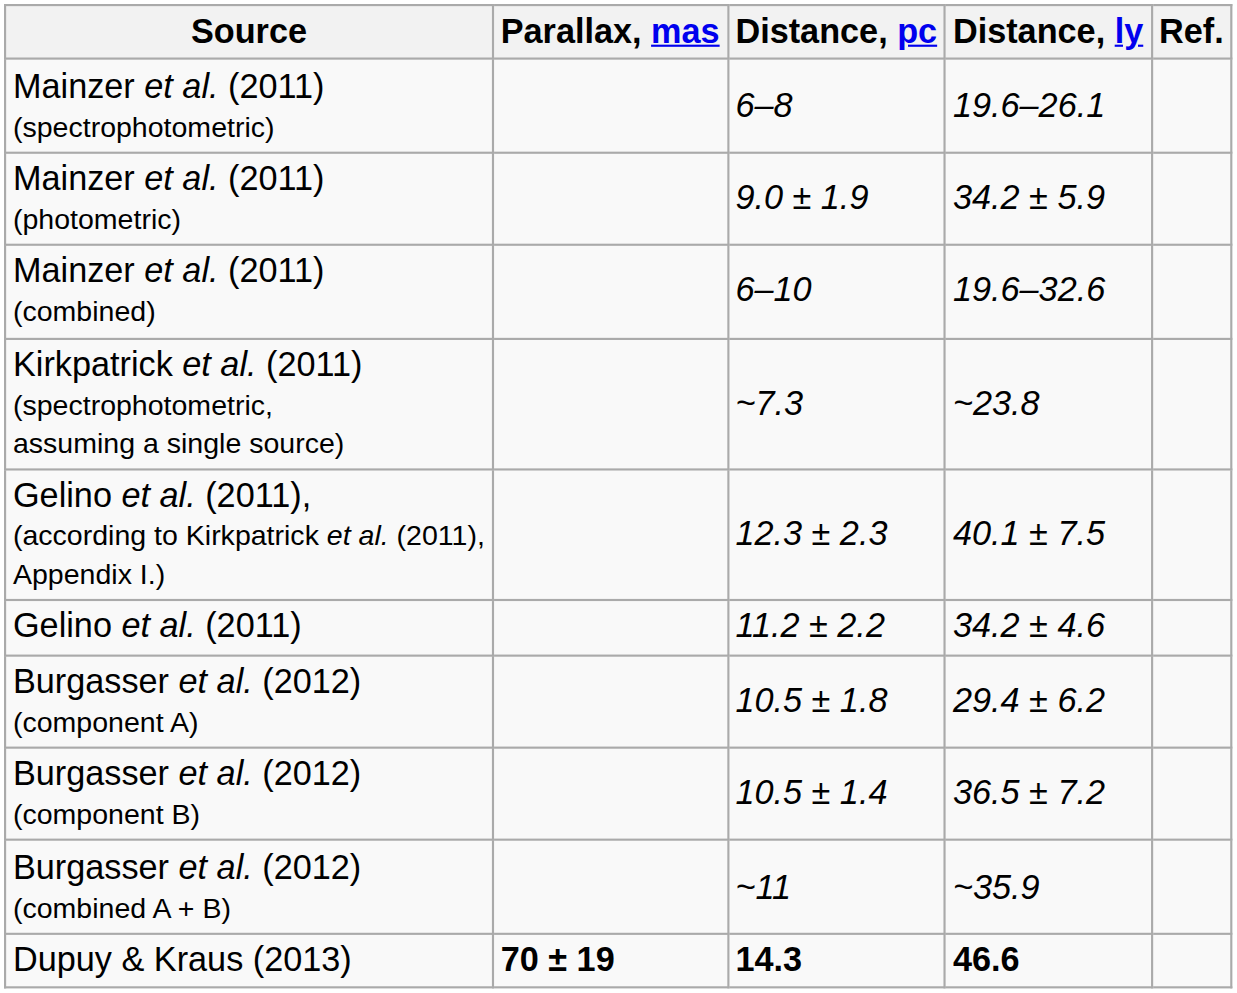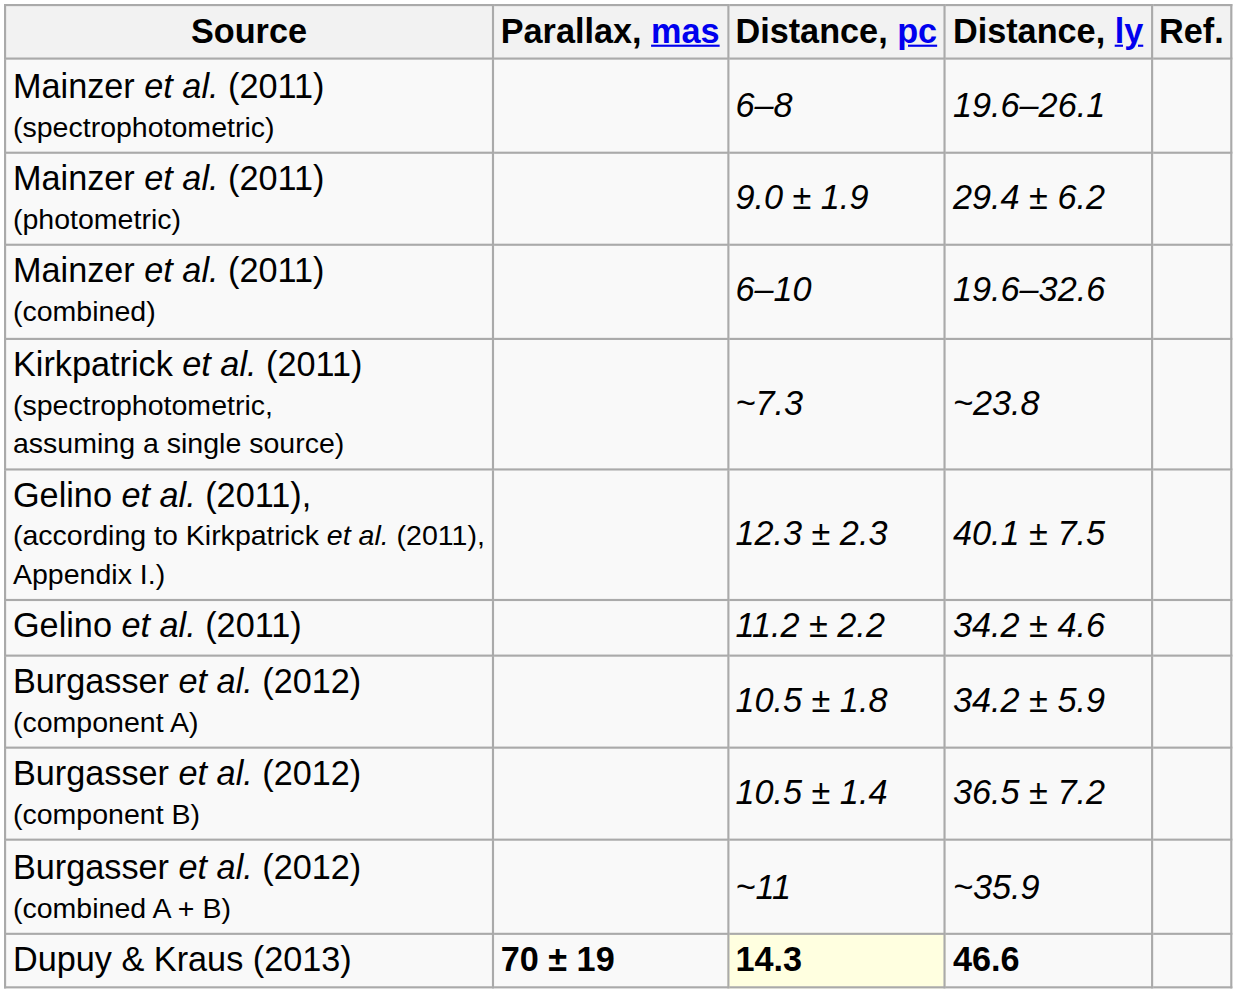(1029, 198) 34.2 ± 5.9 -> (1029, 198) 29.4 ± 6.2
(1029, 700) 29.4 ± 6.2 -> (1029, 700) 34.2 ± 5.9
(769, 959) no background -> (769, 959) lightyellow background
